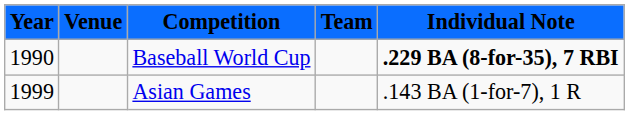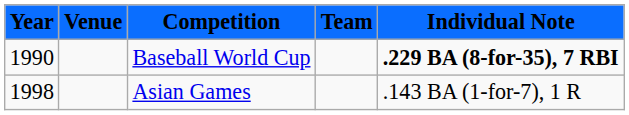(32, 92) 1999 -> (32, 92) 1998
